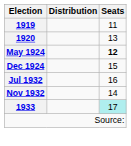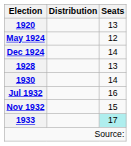- row: (26, 25)
(113, 52) bold -> (113, 39) normal
(113, 66) 15 -> (113, 52) 14
+ row: (26, 66)
+ row: (26, 80)
(113, 93) 14 -> (113, 107) 15
